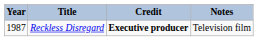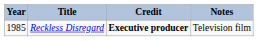(16, 28) 1987 -> (16, 28) 1985
